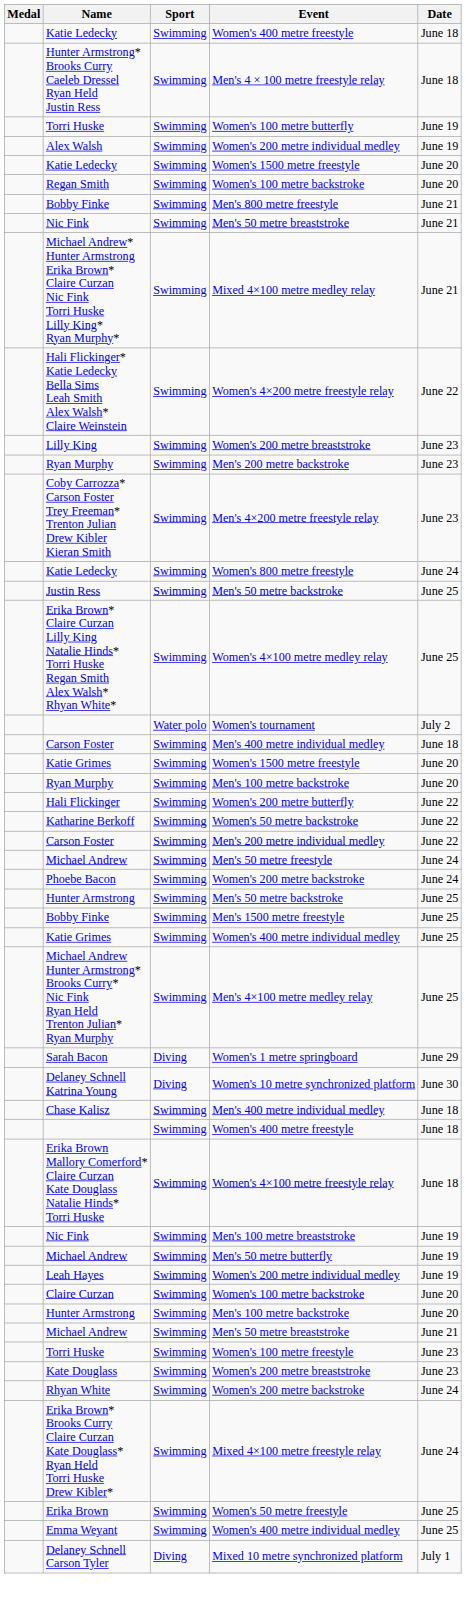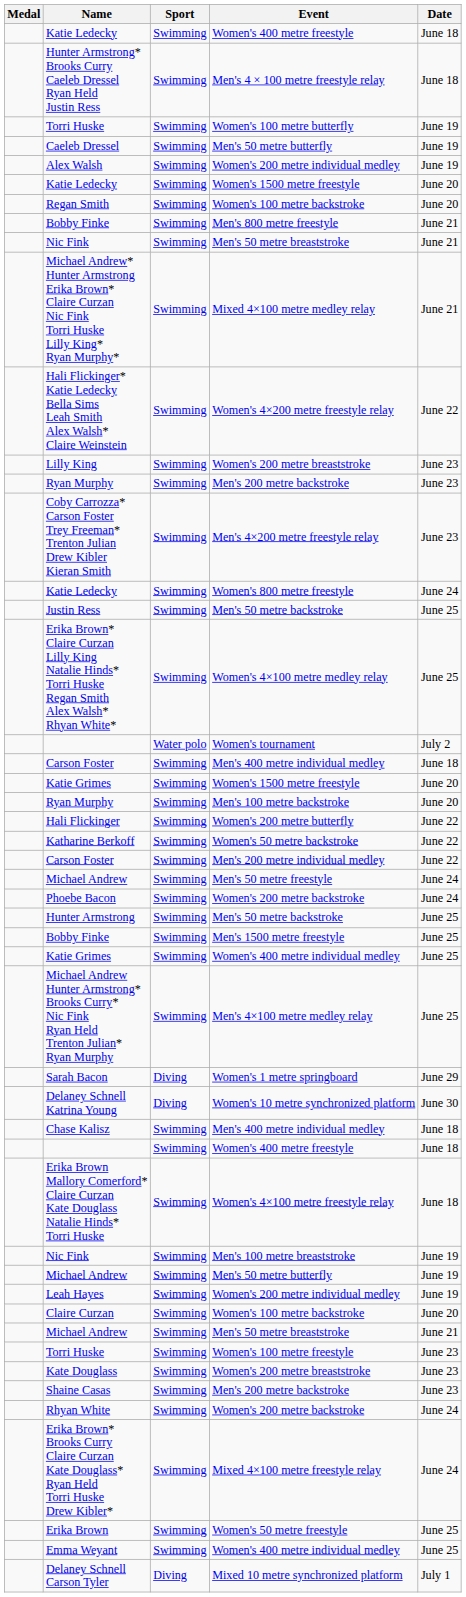+ row: (83, 146)
- row: (90, 1313)
+ row: (78, 1390)
